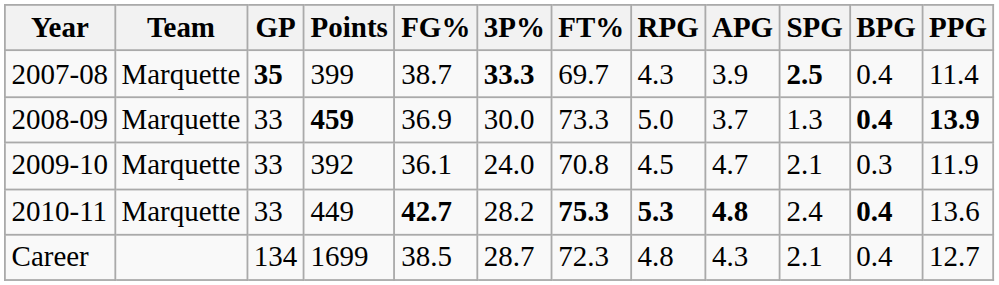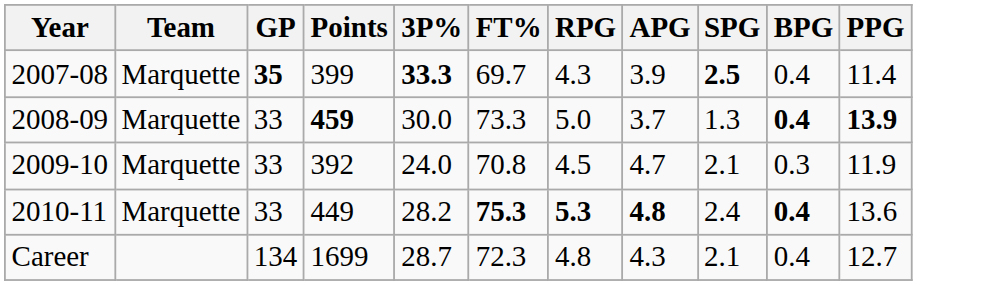- column: (436, 27)
